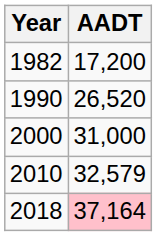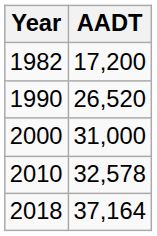(110, 174) 32,579 -> (110, 174) 32,578
(110, 211) pink background -> (110, 211) no background
